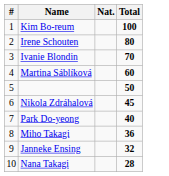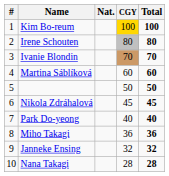+ column: (128, 12)
